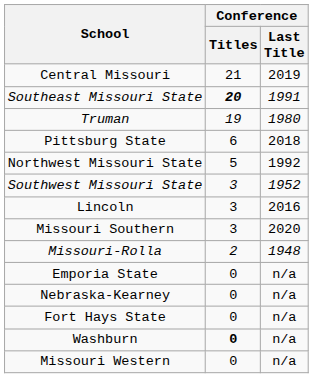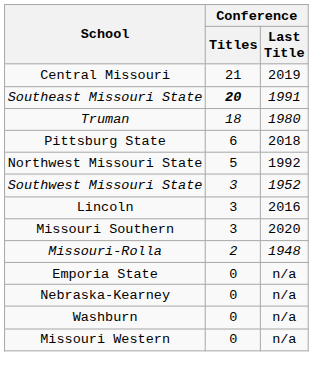(233, 119) 19 -> (233, 119) 18
- row: (105, 318)
(233, 340) bold -> (233, 318) normal
